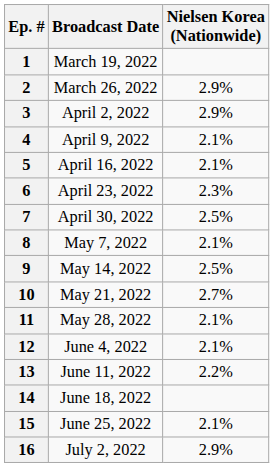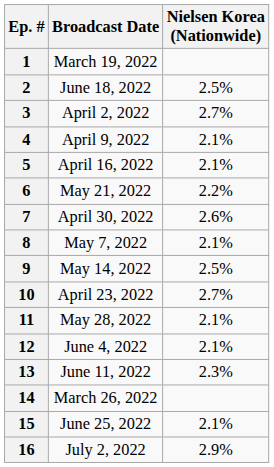(106, 87) March 26, 2022 -> (106, 87) June 18, 2022
(216, 87) 2.9% -> (216, 87) 2.5%
(216, 113) 2.9% -> (216, 113) 2.7%
(106, 191) April 23, 2022 -> (106, 191) May 21, 2022
(216, 191) 2.3% -> (216, 191) 2.2%
(216, 216) 2.5% -> (216, 216) 2.6%
(106, 294) May 21, 2022 -> (106, 294) April 23, 2022
(216, 372) 2.2% -> (216, 372) 2.3%
(106, 398) June 18, 2022 -> (106, 398) March 26, 2022
